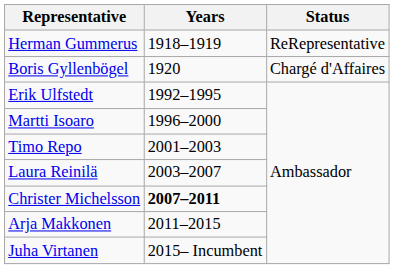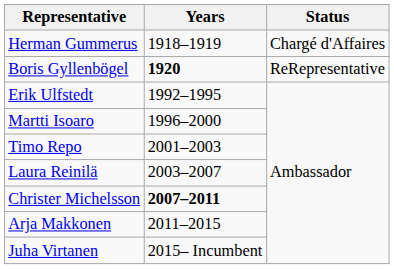(327, 43) ReRepresentative -> (327, 43) Chargé d'Affaires
(164, 69) normal -> (164, 69) bold
(327, 69) Chargé d'Affaires -> (327, 69) ReRepresentative
